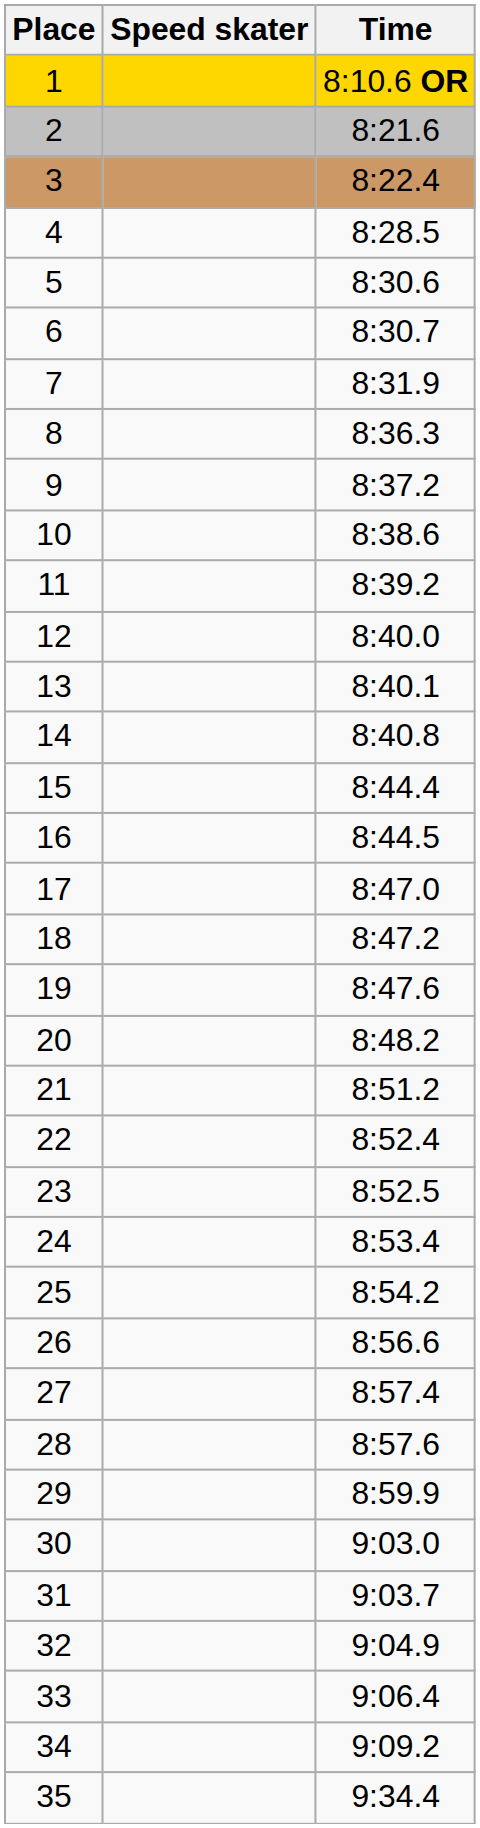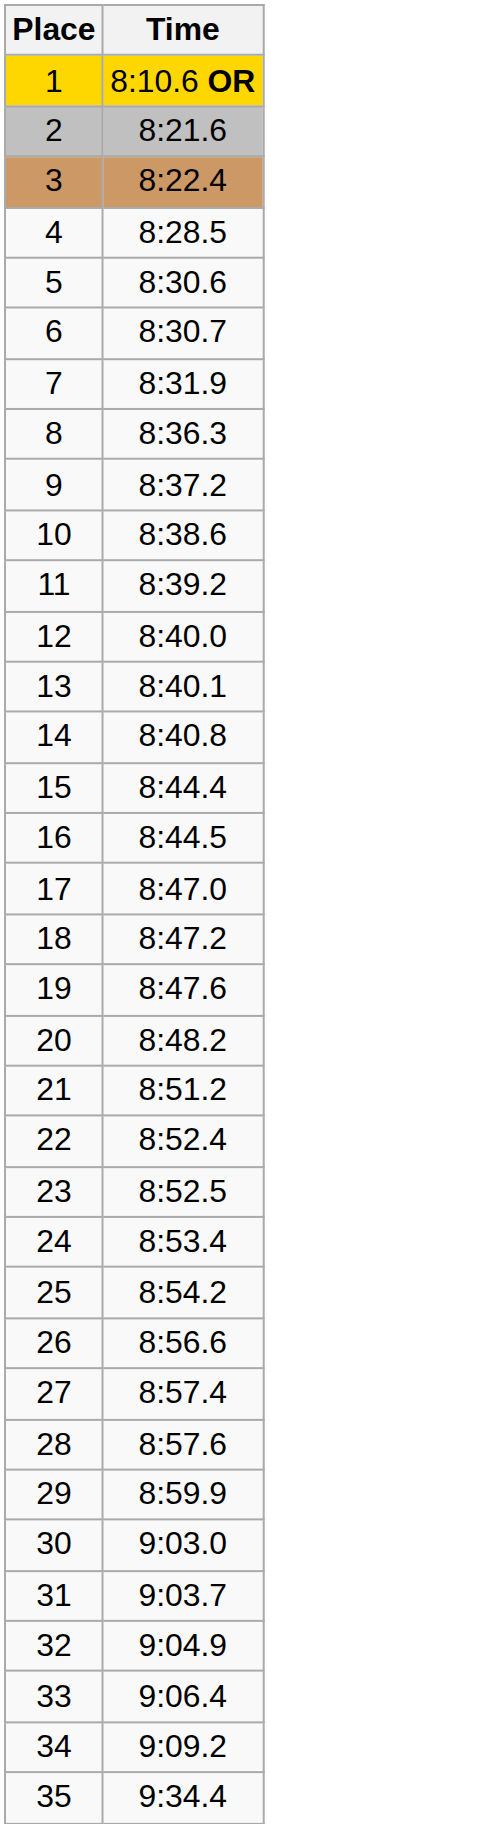- column: (209, 29)
